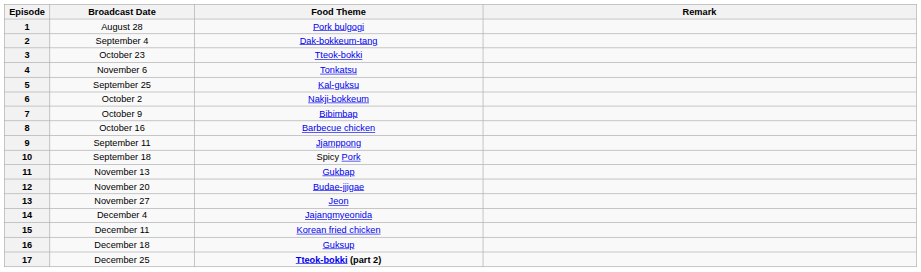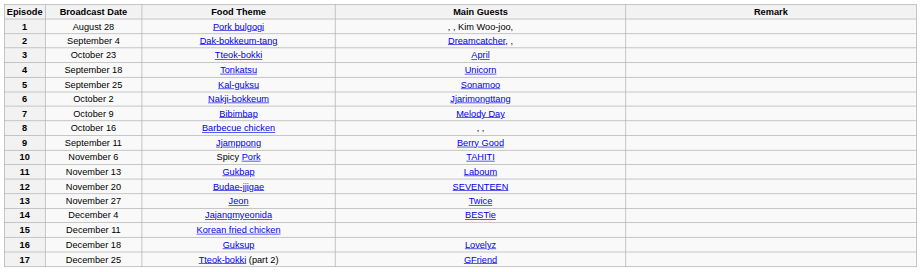+ column: (481, 12)
(122, 70) November 6 -> (93, 70) September 18
(122, 158) September 18 -> (93, 158) November 6
(339, 260) bold -> (239, 260) normal
